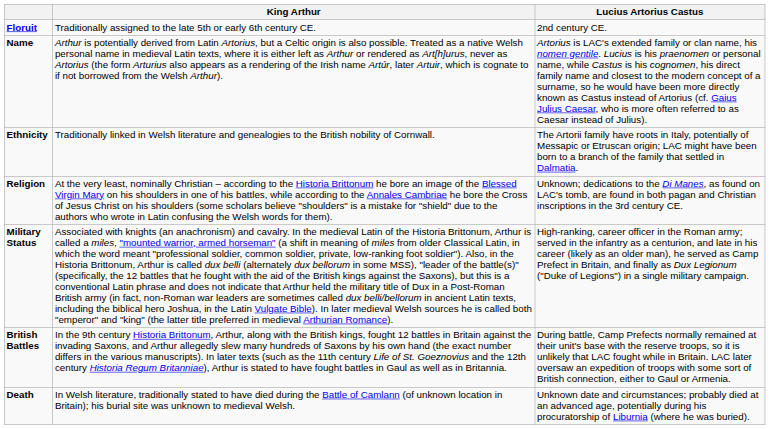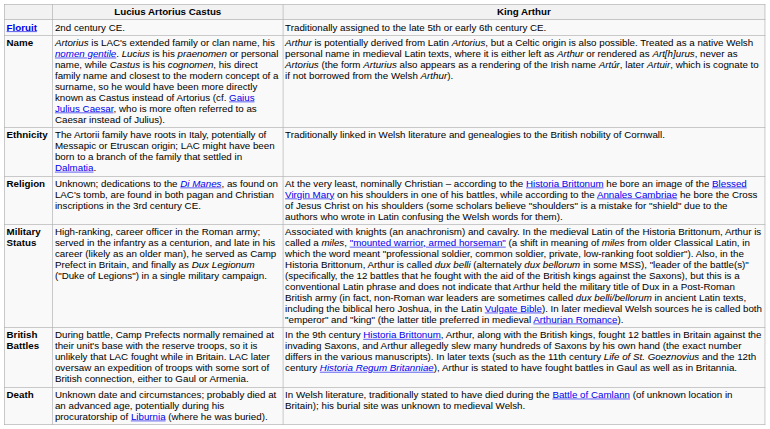columns swapped: (650, 12) <-> (294, 12)
